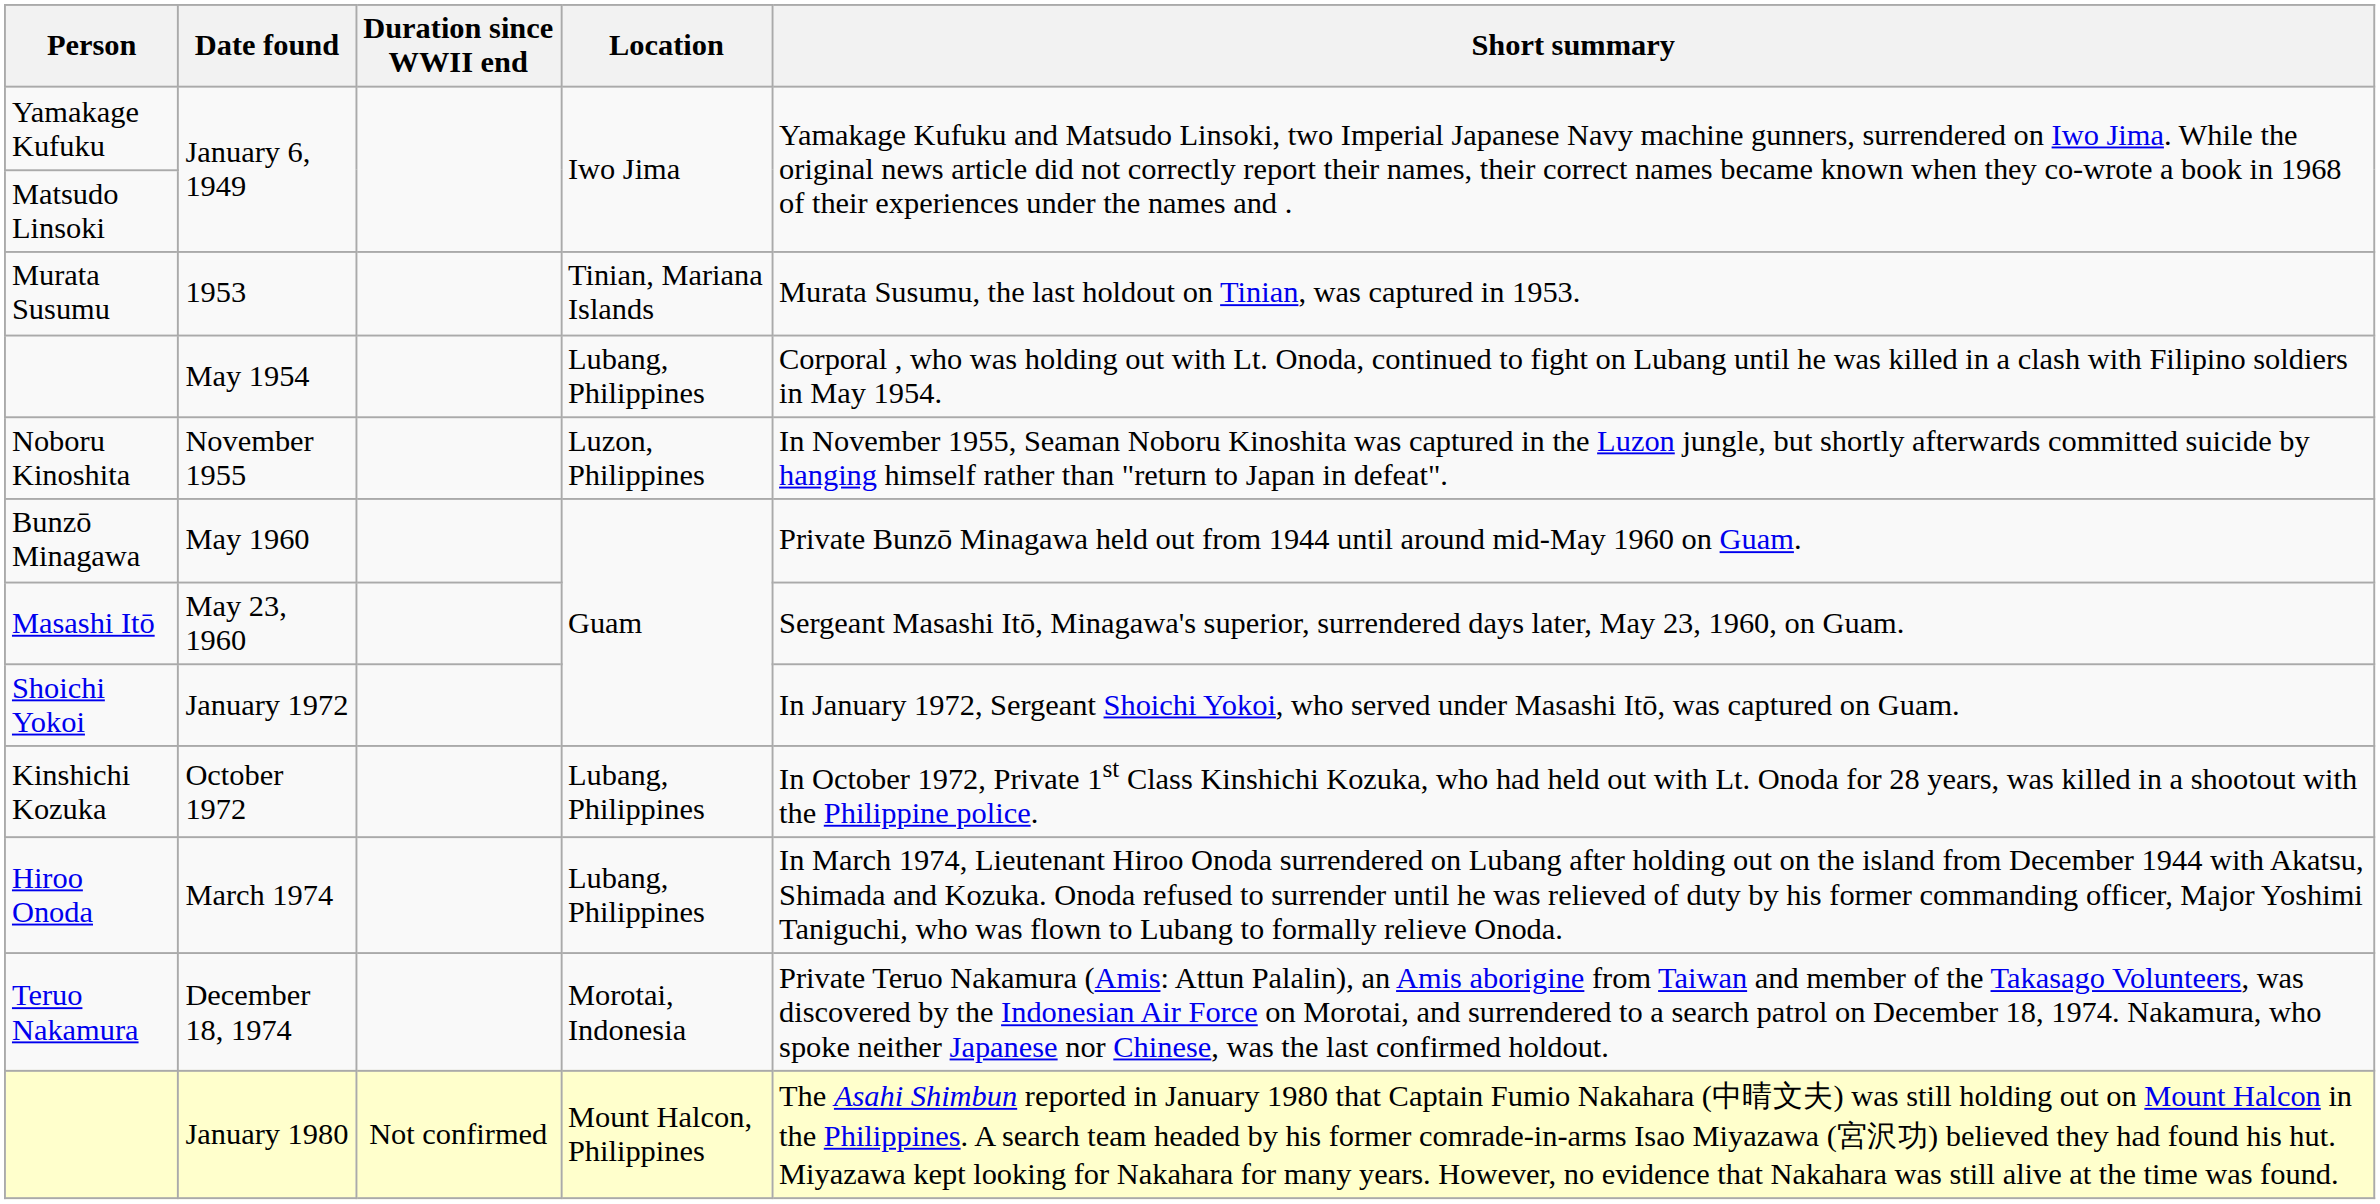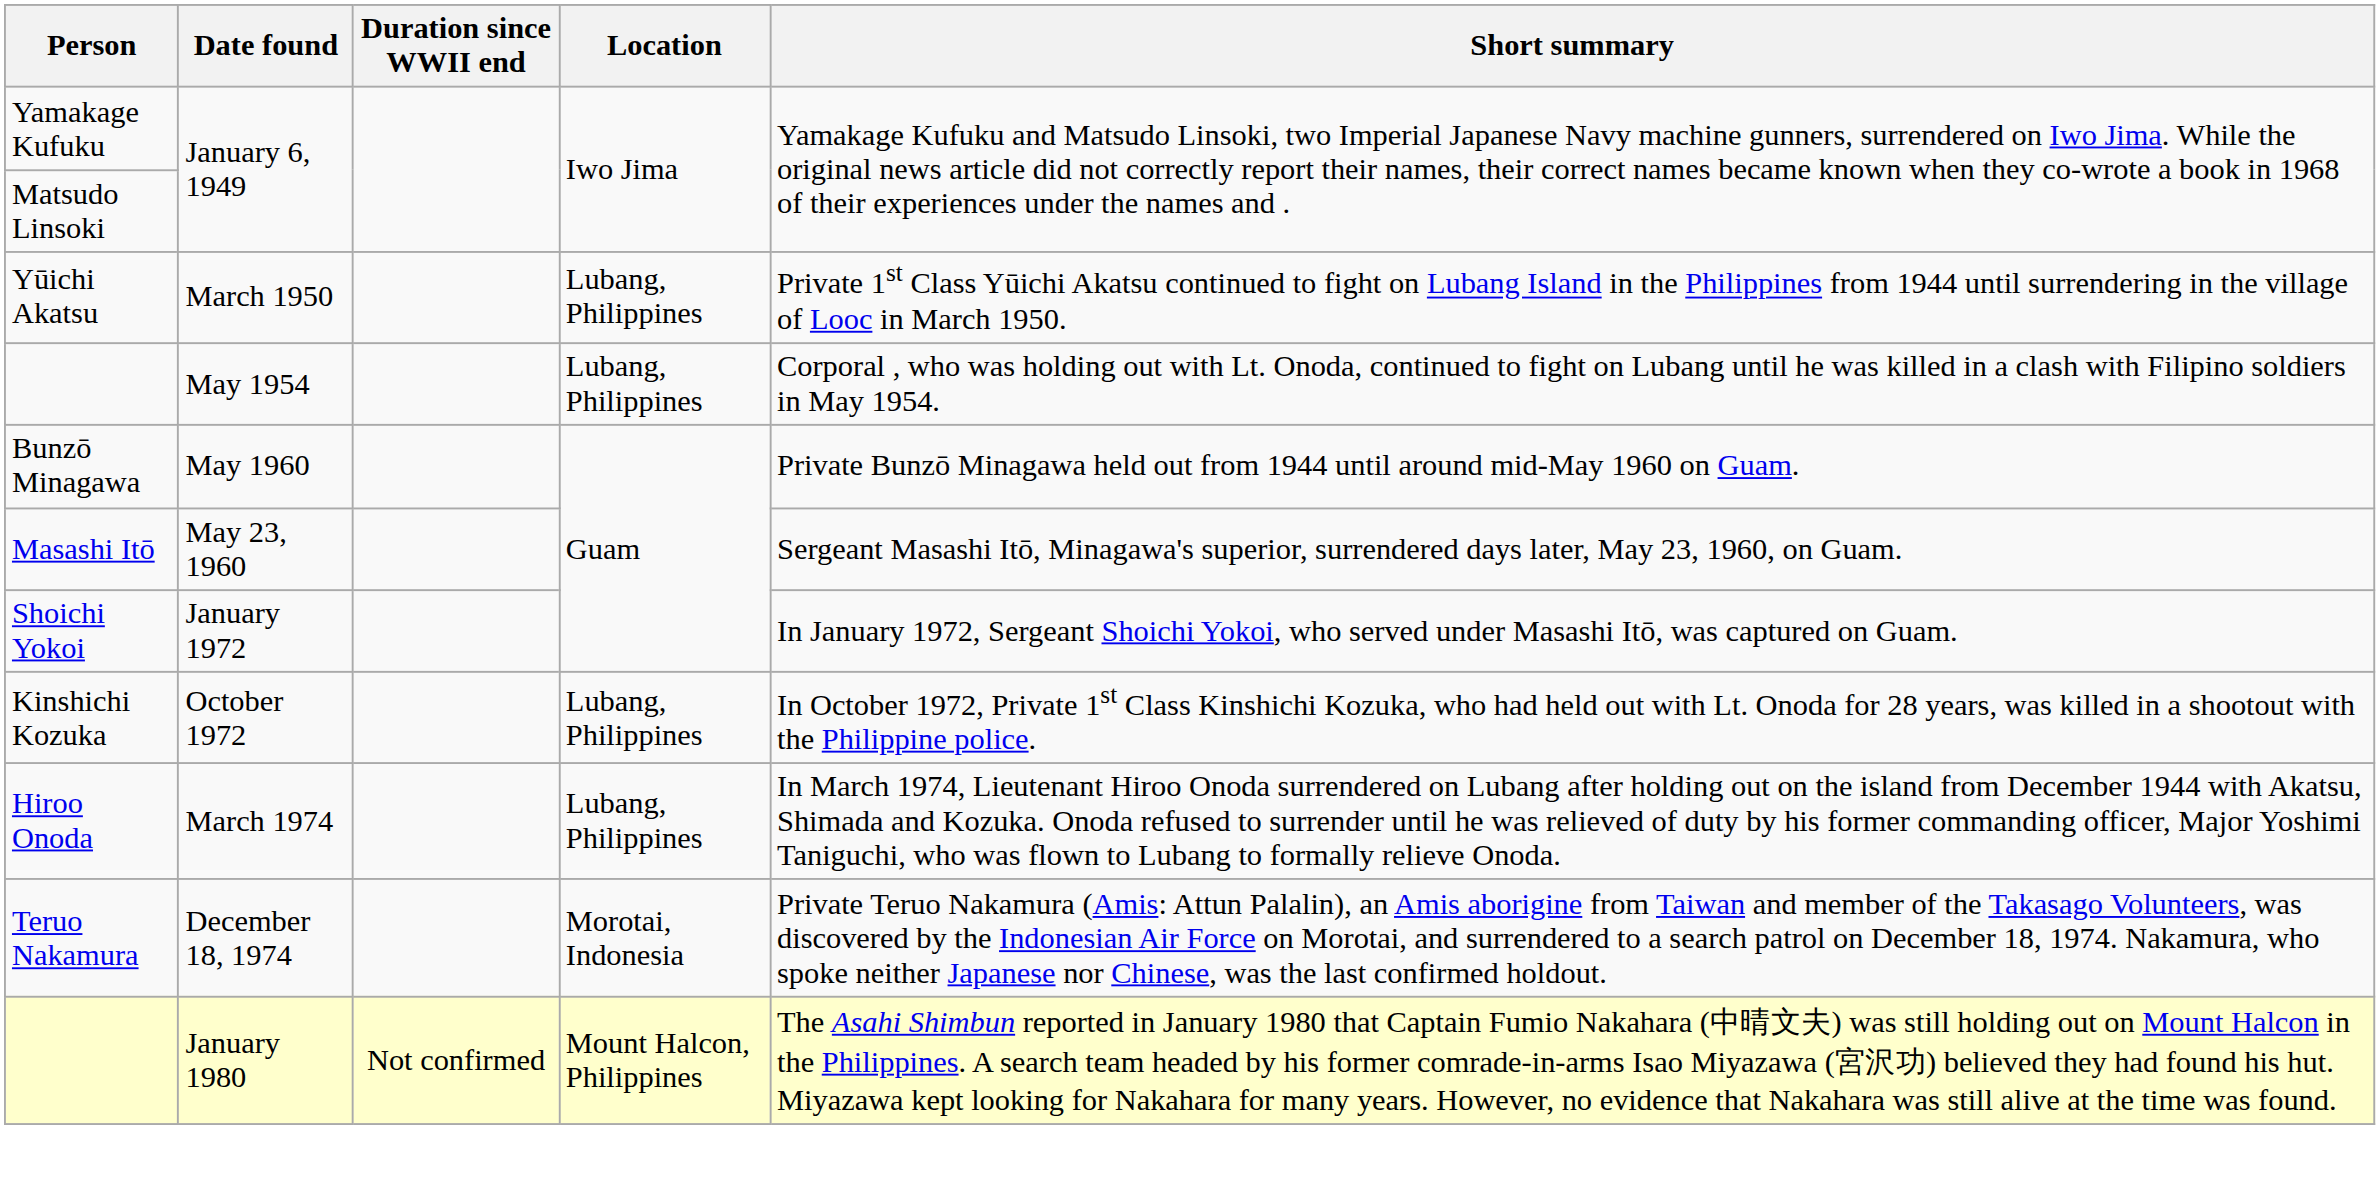+ row: (55, 297)
- row: (61, 292)
- row: (71, 457)
